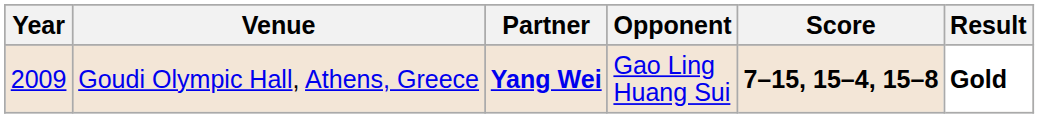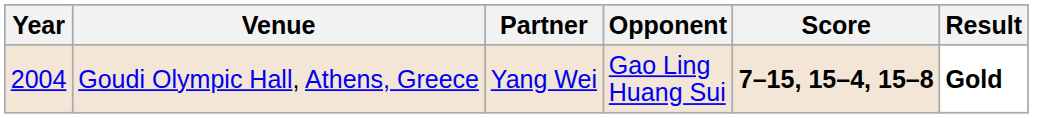(39, 79) 2009 -> (39, 79) 2004
(546, 79) bold -> (544, 79) normal
